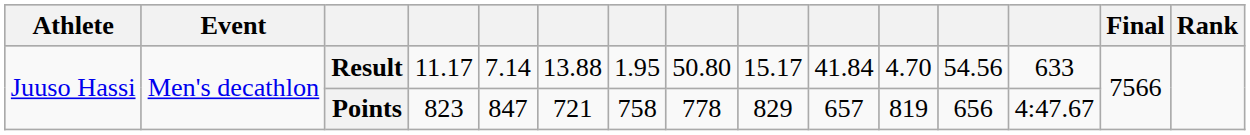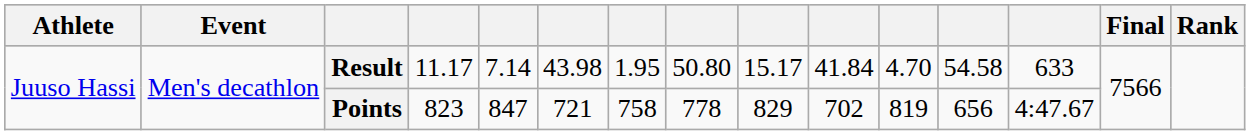(573, 66) 13.88 -> (573, 66) 43.98
(973, 66) 54.56 -> (973, 66) 54.58
(844, 108) 657 -> (844, 108) 702
